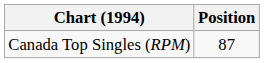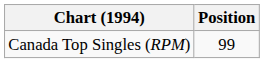(227, 44) 87 -> (227, 44) 99
